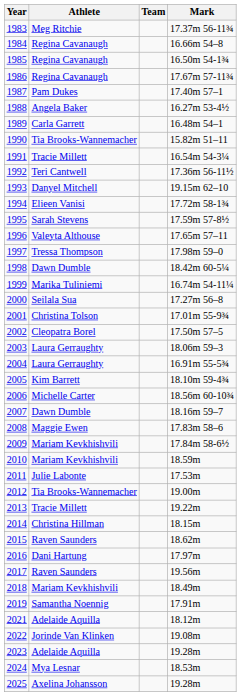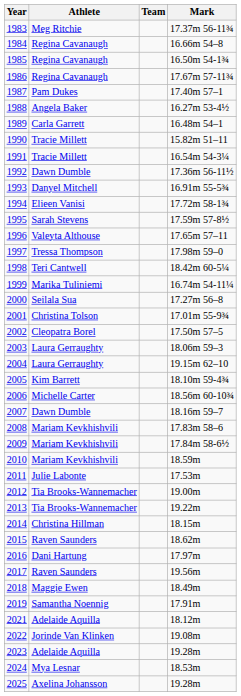(84, 140) Tia Brooks-Wannemacher -> (59, 140) Tracie Millett
(59, 172) Teri Cantwell -> (61, 172) Dawn Dumble
(199, 188) 19.15m 62–10 -> (199, 188) 16.91m 55-5¾
(61, 268) Dawn Dumble -> (59, 268) Teri Cantwell
(199, 364) 16.91m 55-5¾ -> (199, 364) 19.15m 62–10
(60, 428) Maggie Ewen -> (75, 428) Mariam Kevkhishvili
(59, 508) Tracie Millett -> (84, 508) Tia Brooks-Wannemacher
(75, 587) Mariam Kevkhishvili -> (60, 587) Maggie Ewen
